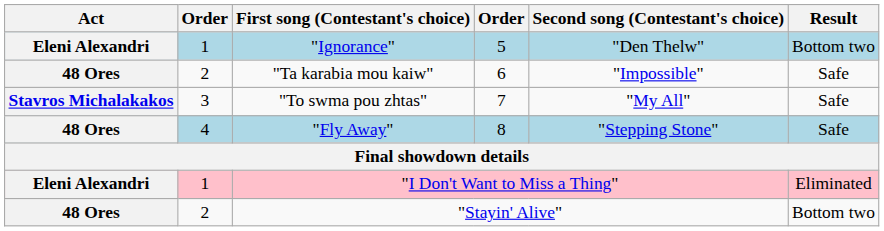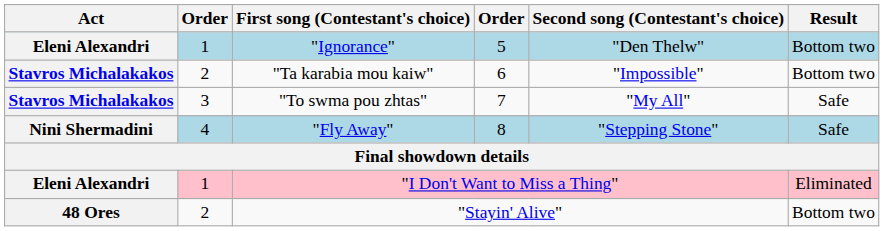(91, 73) 48 Ores -> (91, 73) Stavros Michalakakos
(833, 73) Safe -> (833, 73) Bottom two
(91, 128) 48 Ores -> (91, 128) Nini Shermadini
